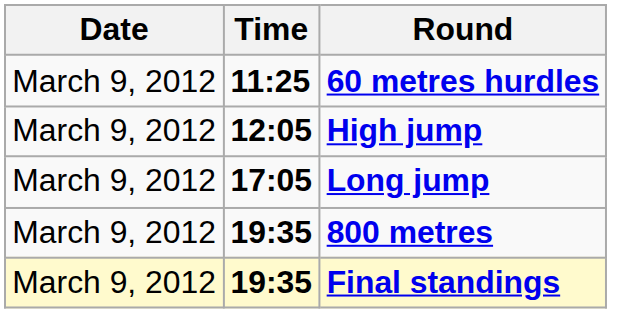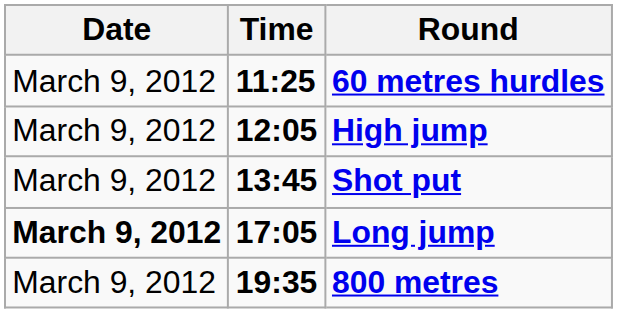+ row: (397, 181)
(114, 181) normal -> (117, 231) bold
- row: (443, 282)
